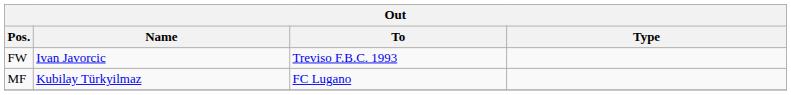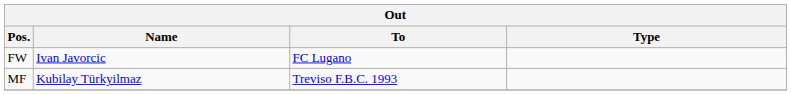(345, 58) Treviso F.B.C. 1993 -> (322, 58) FC Lugano
(322, 79) FC Lugano -> (345, 79) Treviso F.B.C. 1993
